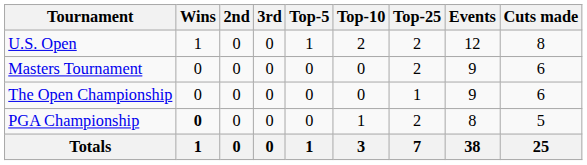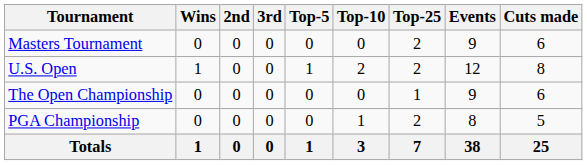rows swapped: (75, 69) <-> (42, 43)
(198, 120) bold -> (198, 120) normal
